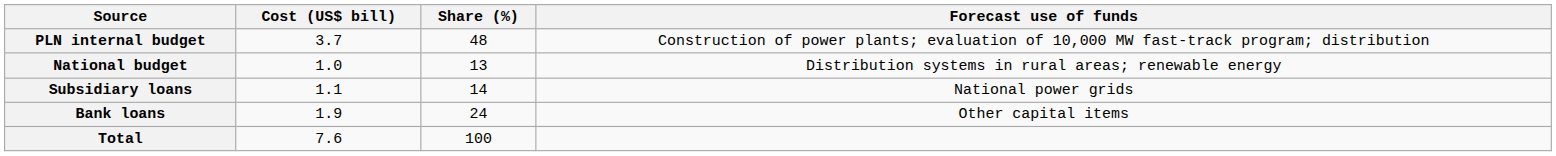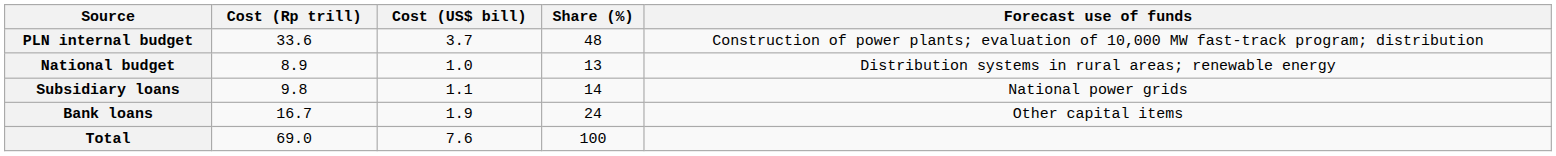+ column: (294, 17)
